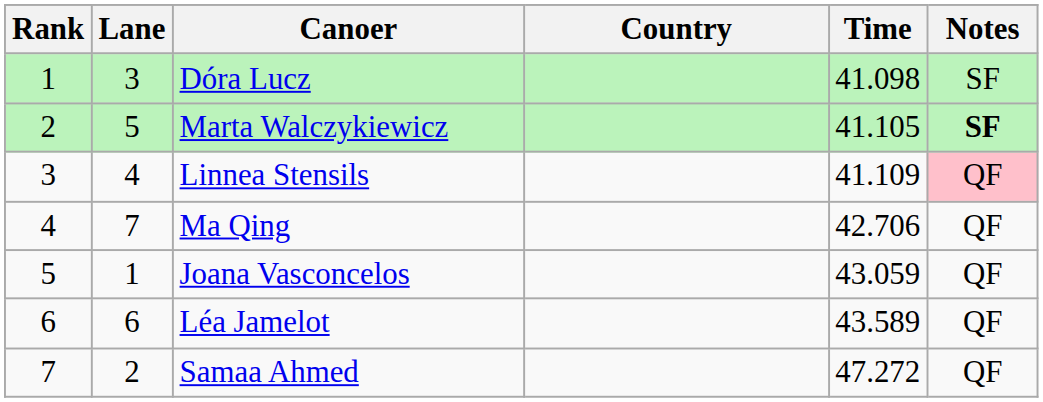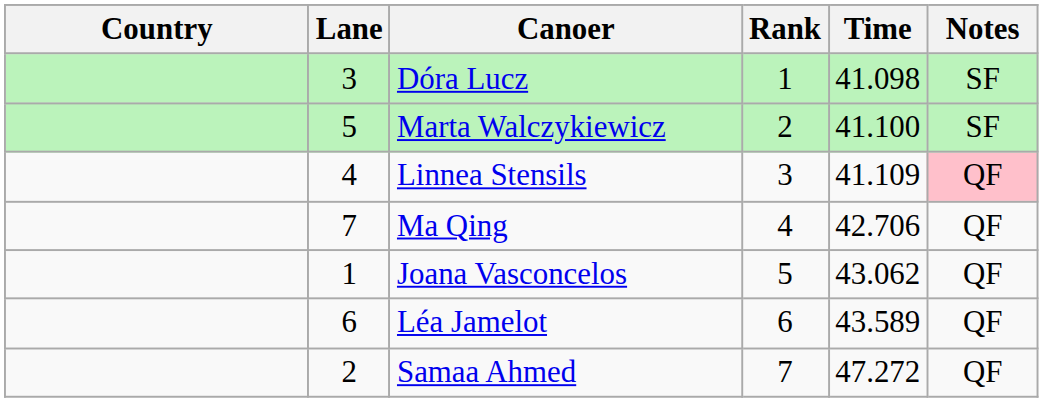columns swapped: (48, 28) <-> (676, 28)
(878, 126) 41.105 -> (878, 126) 41.100
(983, 126) bold -> (983, 126) normal
(878, 273) 43.059 -> (878, 273) 43.062
